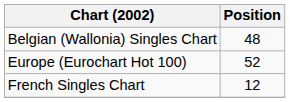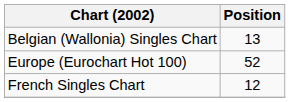(252, 39) 48 -> (252, 39) 13
